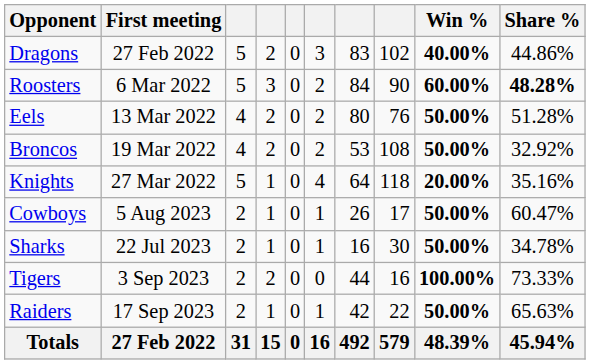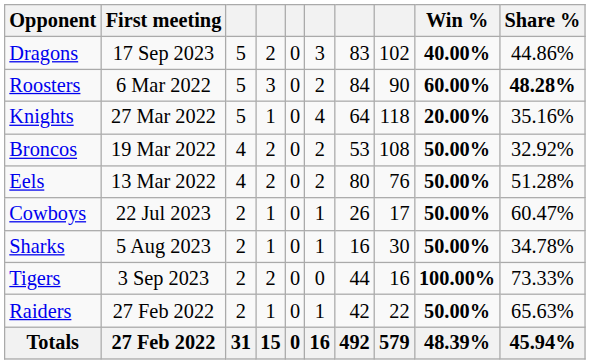(163, 52) 27 Feb 2022 -> (163, 52) 17 Sep 2023
rows swapped: (27, 117) <-> (41, 181)
(163, 213) 5 Aug 2023 -> (163, 213) 22 Jul 2023
(163, 246) 22 Jul 2023 -> (163, 246) 5 Aug 2023
(163, 310) 17 Sep 2023 -> (163, 310) 27 Feb 2022
